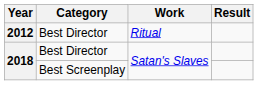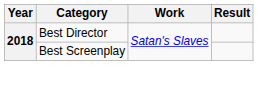- row: (20, 32)
